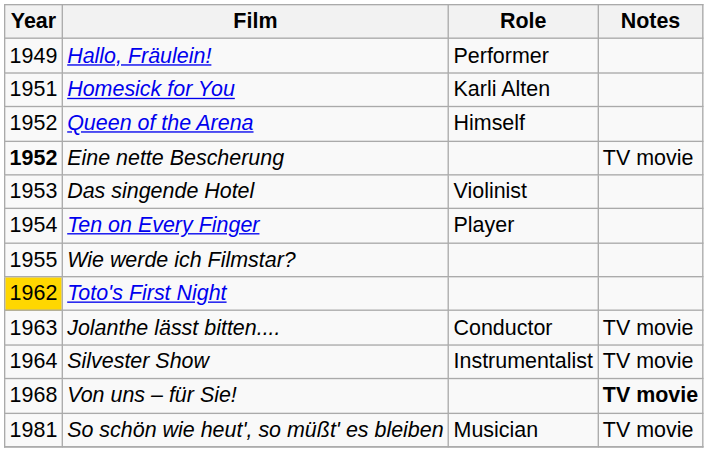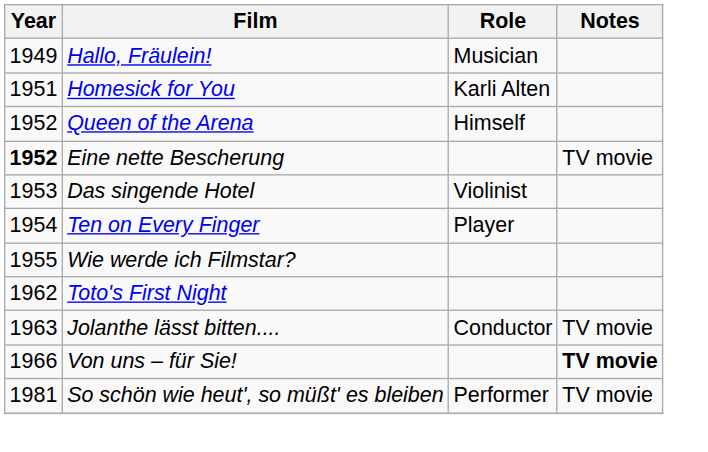(501, 55) Performer -> (496, 55) Musician
(33, 293) gold background -> (33, 293) no background
- row: (138, 361)
(33, 395) 1968 -> (33, 361) 1966
(496, 429) Musician -> (501, 395) Performer
